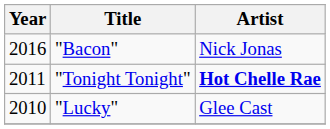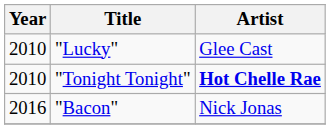rows swapped: (87, 108) <-> (87, 49)
(27, 78) 2011 -> (28, 78) 2010
